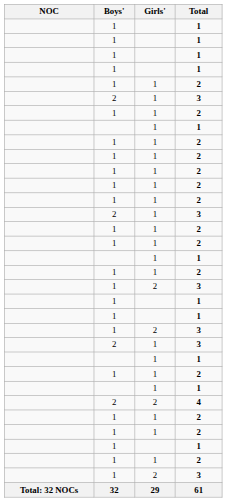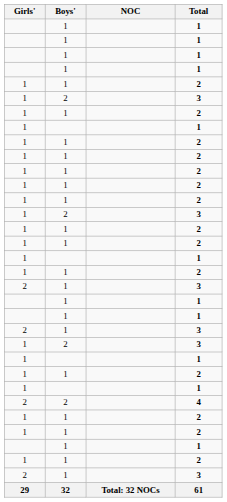columns swapped: (49, 12) <-> (155, 12)
